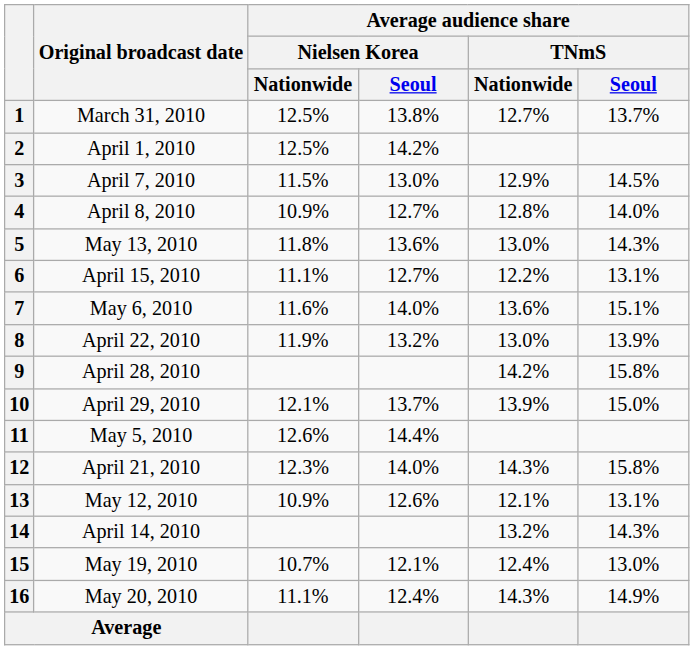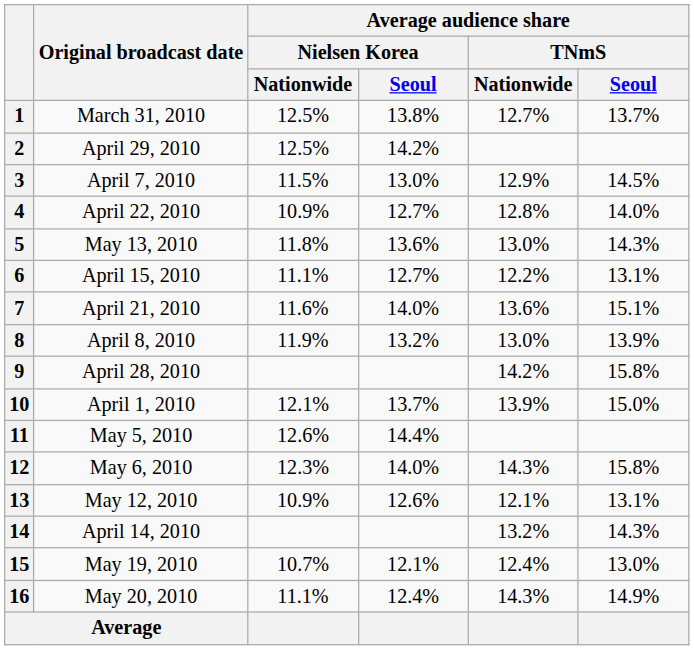(141, 148) April 1, 2010 -> (141, 148) April 29, 2010
(141, 212) April 8, 2010 -> (141, 212) April 22, 2010
(141, 308) May 6, 2010 -> (141, 308) April 21, 2010
(141, 340) April 22, 2010 -> (141, 340) April 8, 2010
(141, 404) April 29, 2010 -> (141, 404) April 1, 2010
(141, 468) April 21, 2010 -> (141, 468) May 6, 2010
